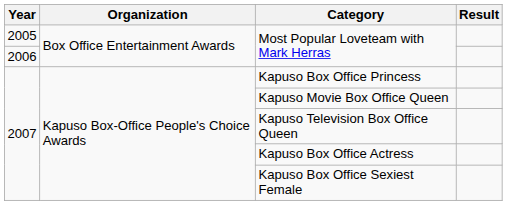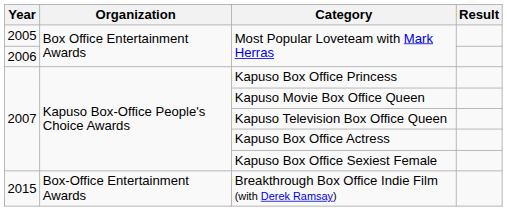+ row: (22, 188)
